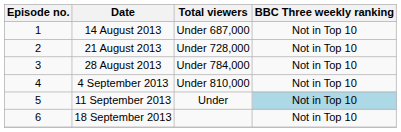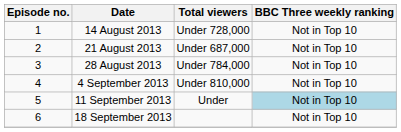(213, 30) Under 687,000 -> (213, 30) Under 728,000
(213, 48) Under 728,000 -> (213, 48) Under 687,000
